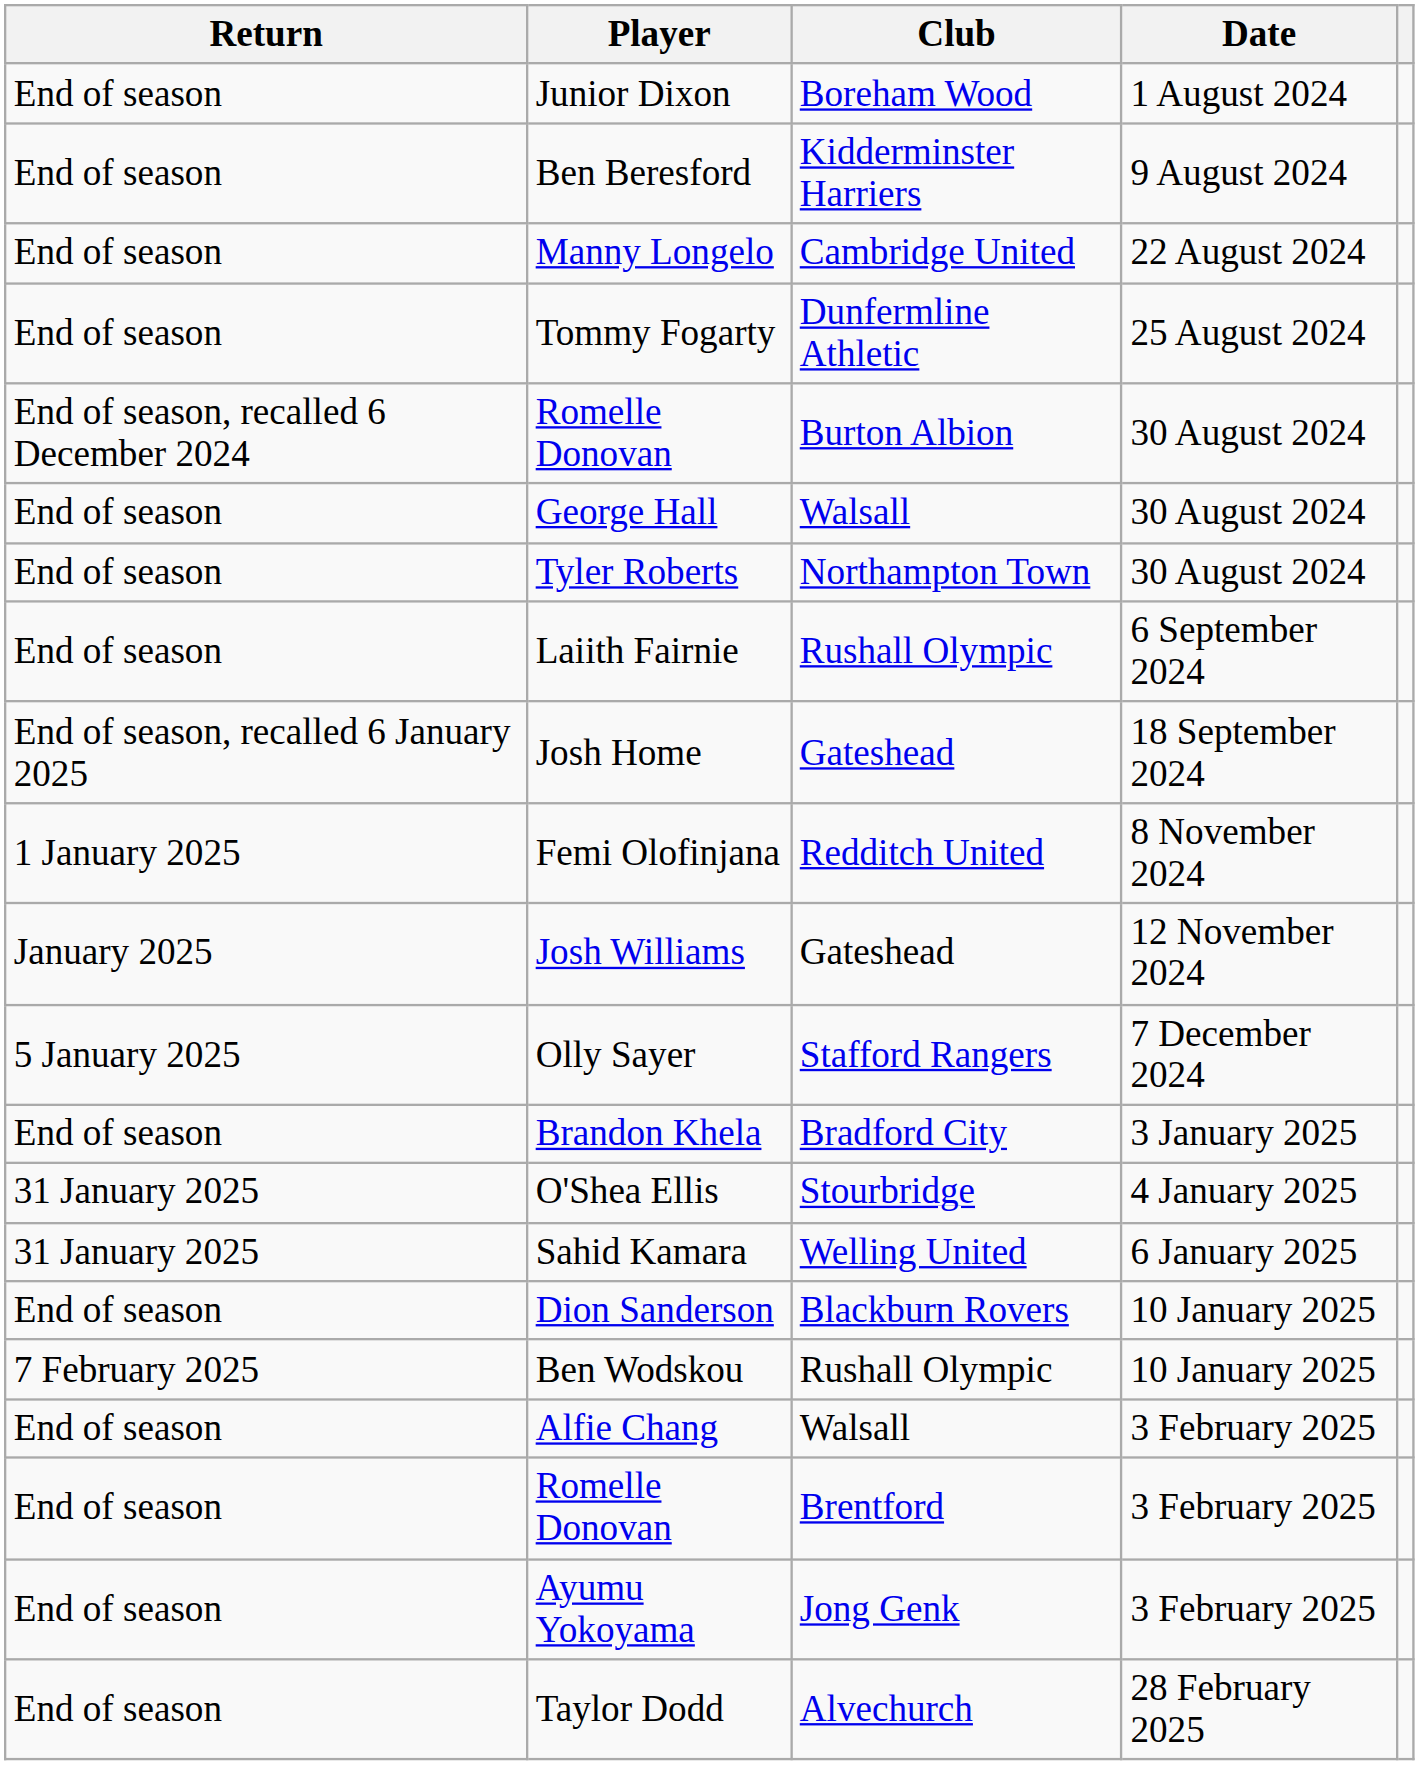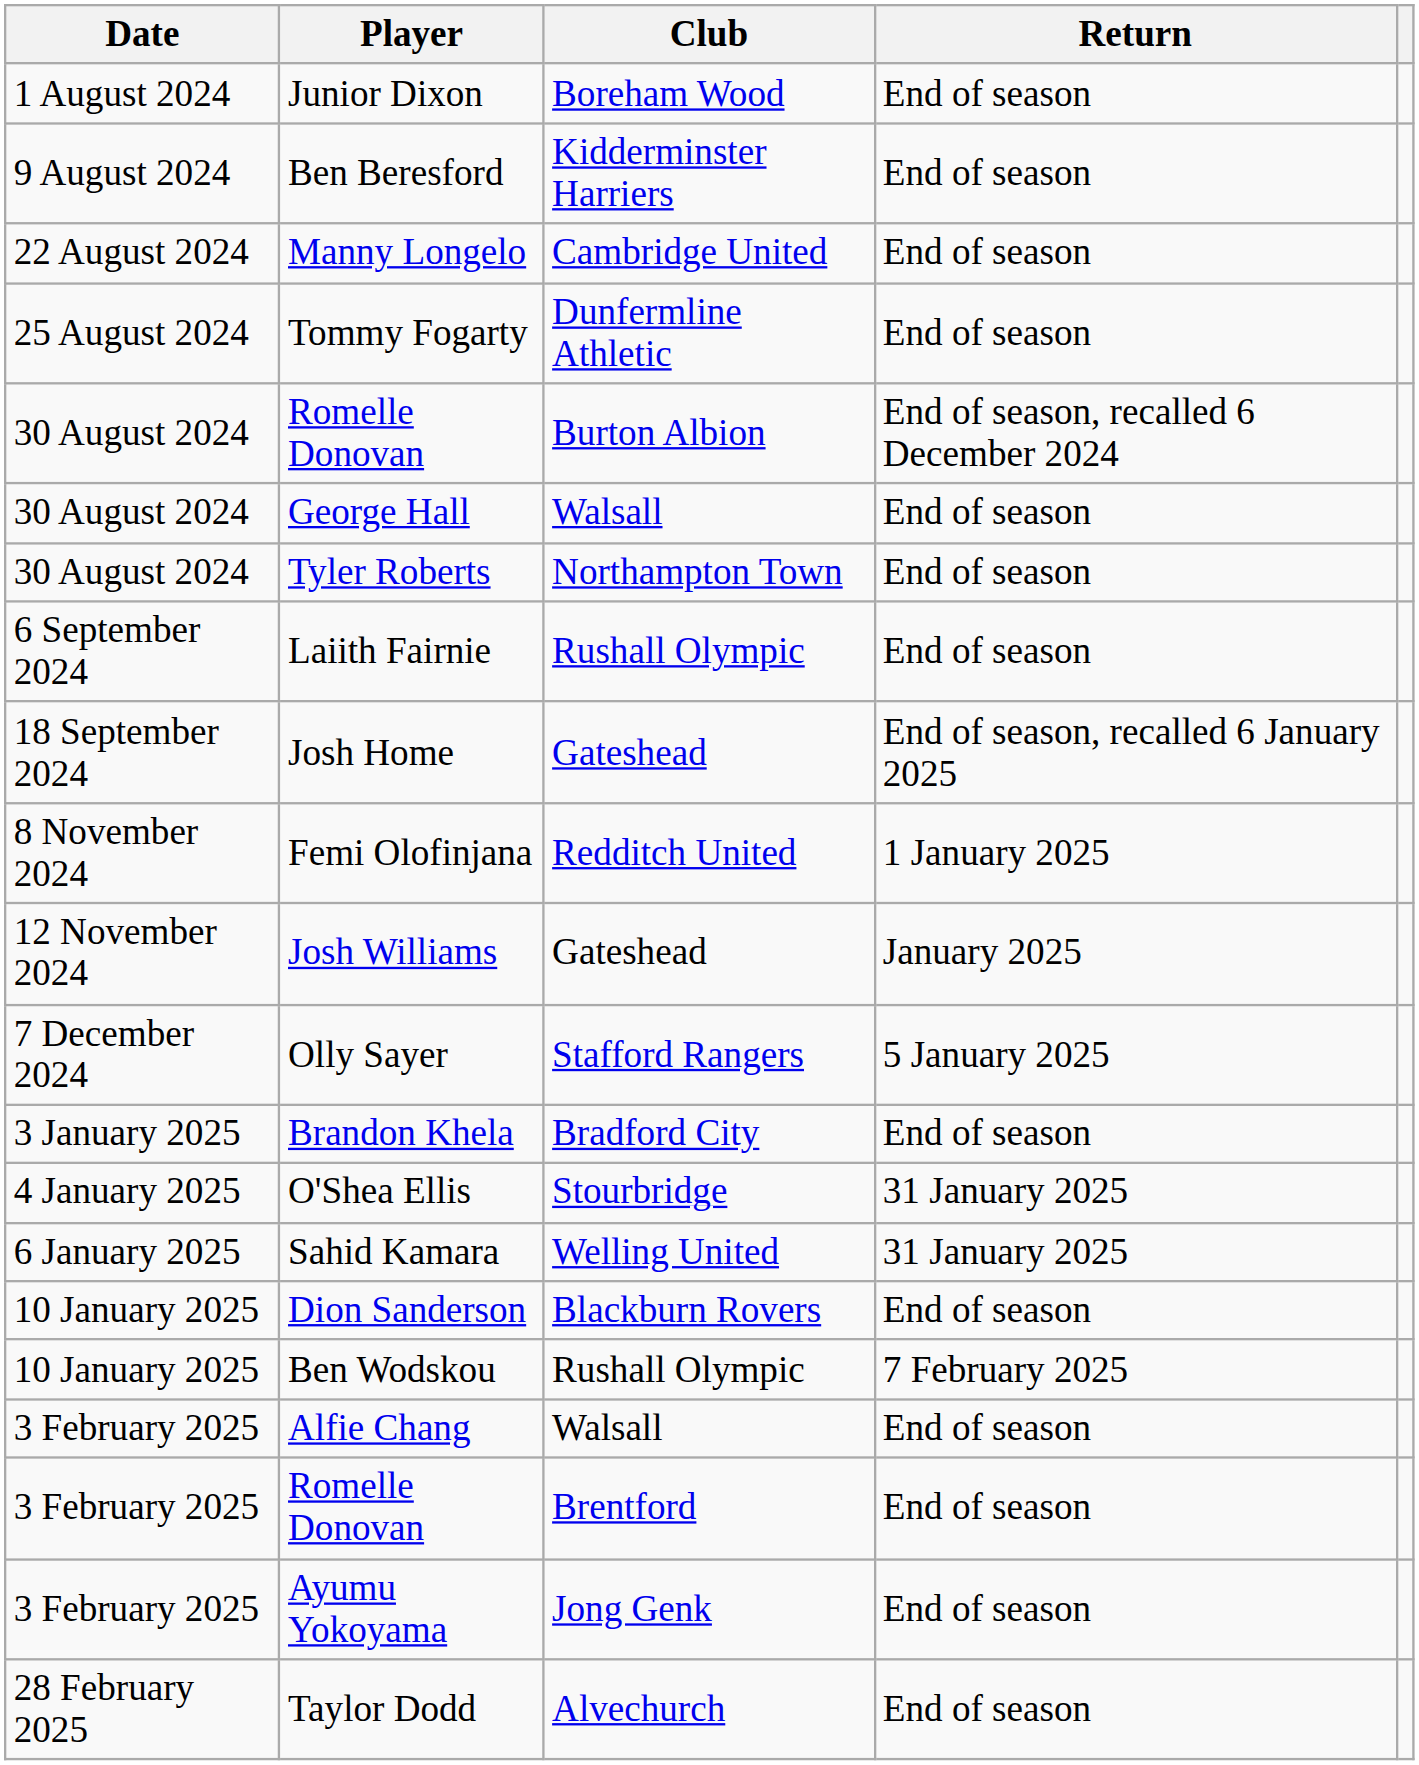columns swapped: (1259, 33) <-> (266, 33)
